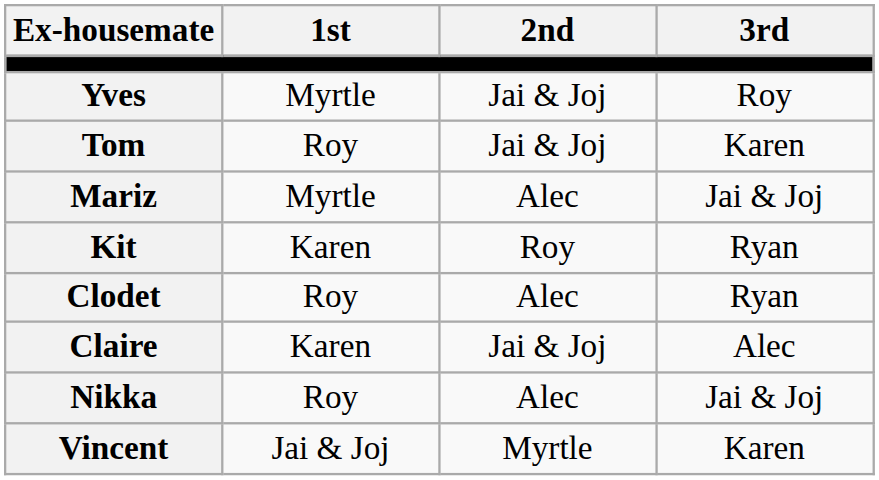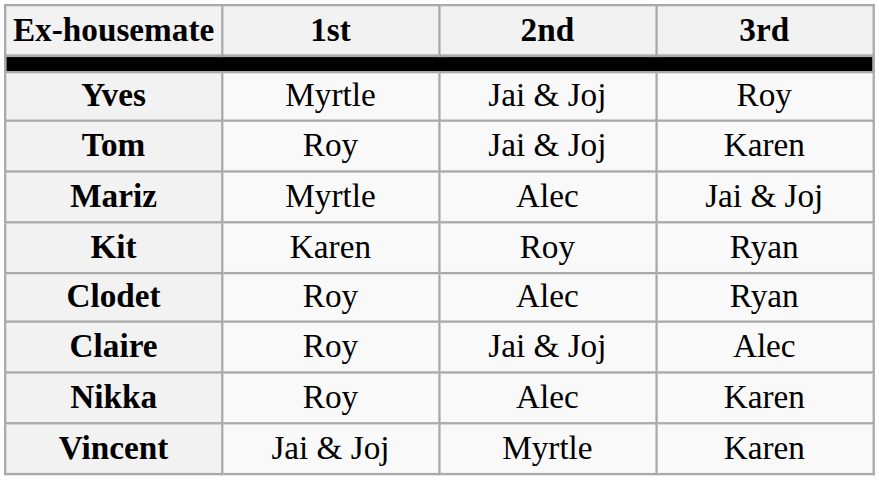(330, 347) Karen -> (330, 347) Roy
(764, 397) Jai & Joj -> (764, 397) Karen
